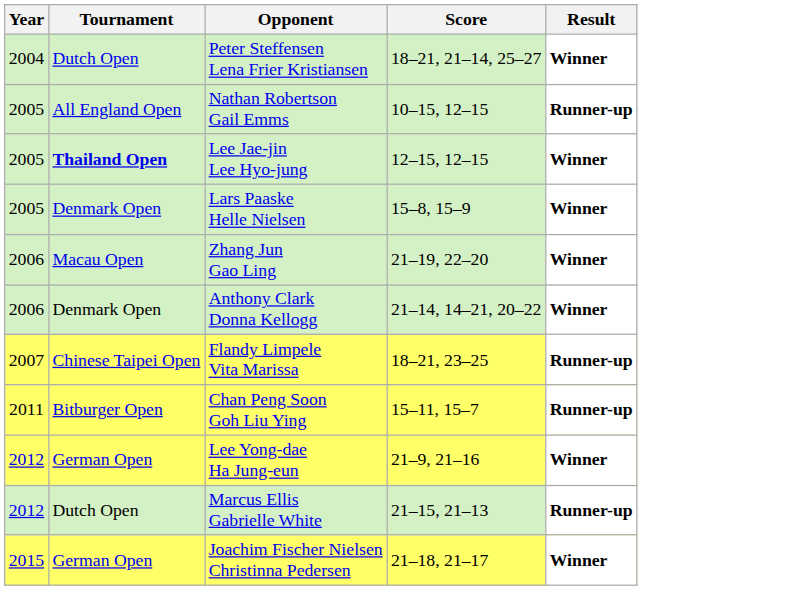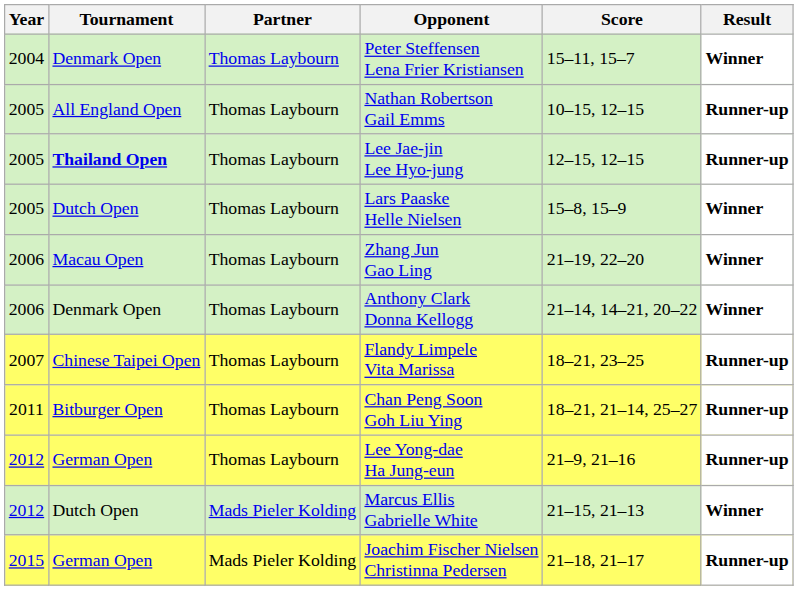+ column: (282, 19)
(95, 59) Dutch Open -> (107, 59) Denmark Open
(466, 59) 18–21, 21–14, 25–27 -> (591, 59) 15–11, 15–7
(579, 159) Winner -> (747, 159) Runner-up
(107, 209) Denmark Open -> (95, 209) Dutch Open
(435, 410) 15–11, 15–7 -> (622, 410) 18–21, 21–14, 25–27
(579, 460) Winner -> (747, 460) Runner-up
(591, 510) Runner-up -> (734, 510) Winner
(579, 560) Winner -> (747, 560) Runner-up
